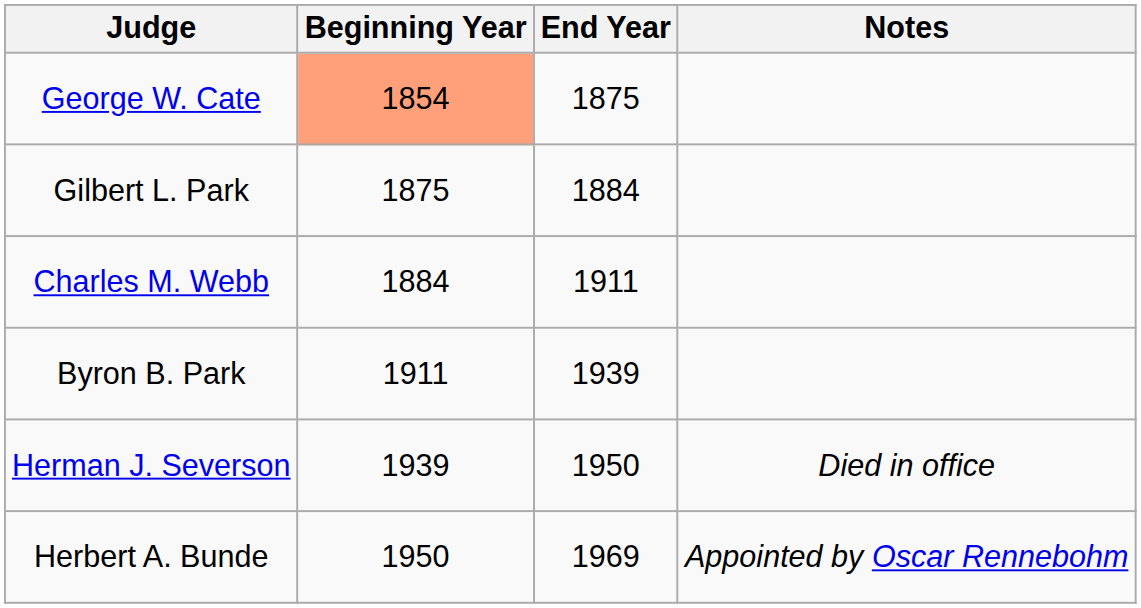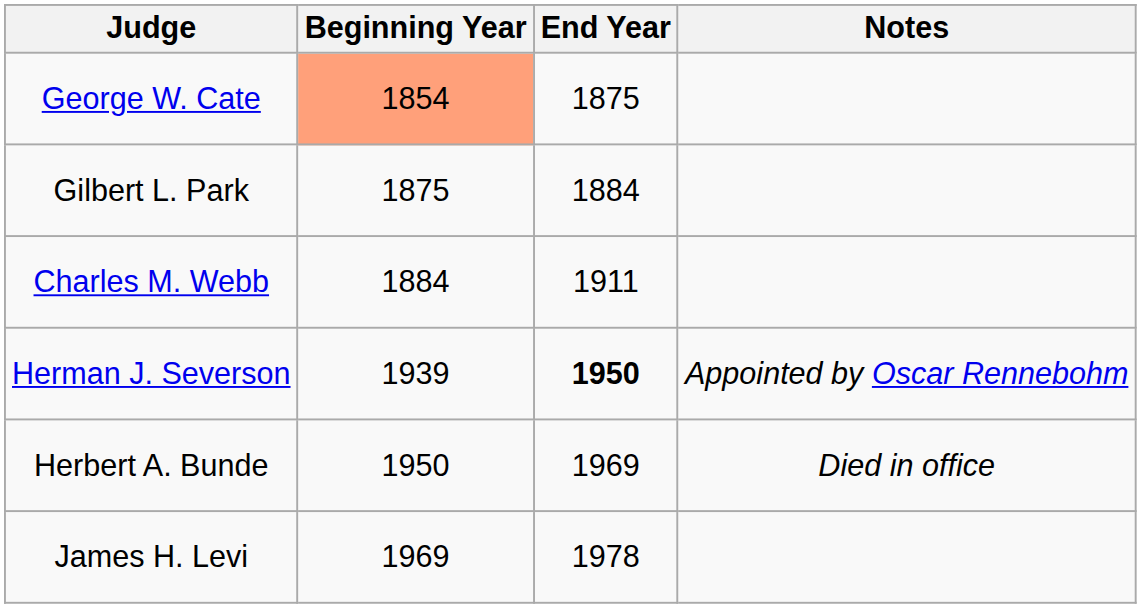- row: (151, 373)
(606, 465) normal -> (606, 373) bold
(907, 465) Died in office -> (907, 373) Appointed by Oscar Rennebohm
(907, 557) Appointed by Oscar Rennebohm -> (907, 465) Died in office
+ row: (151, 557)
